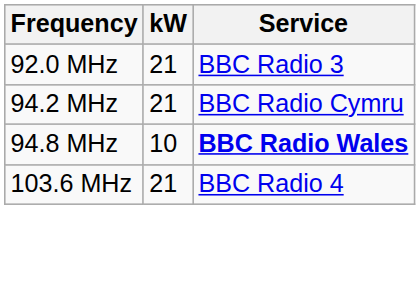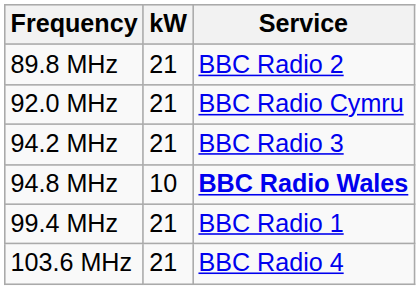+ row: (64, 64)
(271, 64) BBC Radio 3 -> (301, 104) BBC Radio Cymru
(301, 104) BBC Radio Cymru -> (271, 143) BBC Radio 3
+ row: (64, 223)
